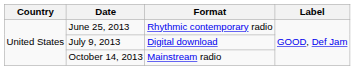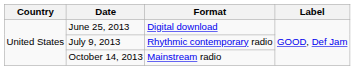(210, 27) Rhythmic contemporary radio -> (182, 27) Digital download
(182, 42) Digital download -> (210, 42) Rhythmic contemporary radio
